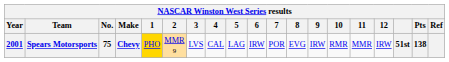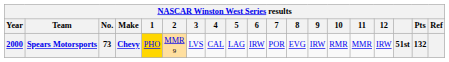(15, 45) 2001 -> (15, 45) 2000
(107, 45) 75 -> (107, 45) 73
(420, 45) 138 -> (420, 45) 132
